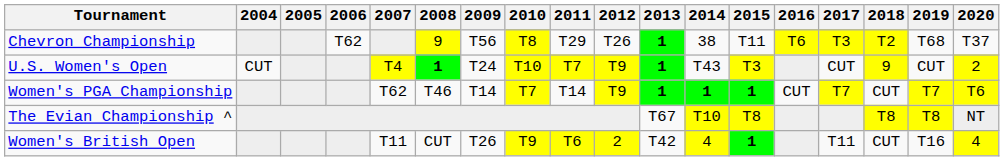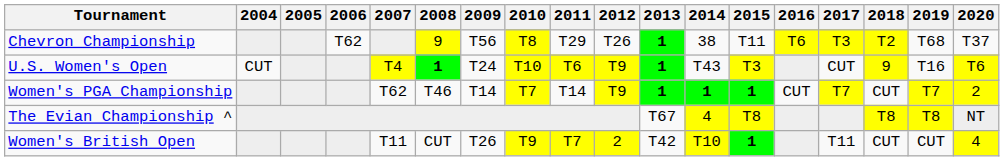(572, 68) T7 -> (572, 68) T6
(931, 68) CUT -> (931, 68) T16
(976, 68) 2 -> (976, 68) T6
(976, 93) T6 -> (976, 93) 2
(707, 118) T10 -> (707, 118) 4
(572, 143) T6 -> (572, 143) T7
(707, 143) 4 -> (707, 143) T10
(931, 143) T16 -> (931, 143) CUT
